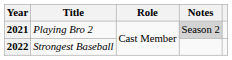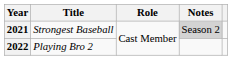(63, 30) Playing Bro 2 -> (73, 30) Strongest Baseball
(73, 47) Strongest Baseball -> (63, 47) Playing Bro 2
